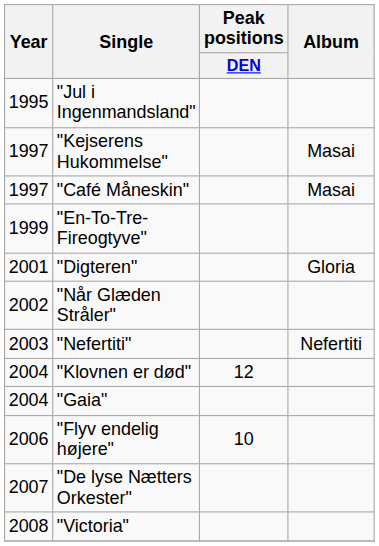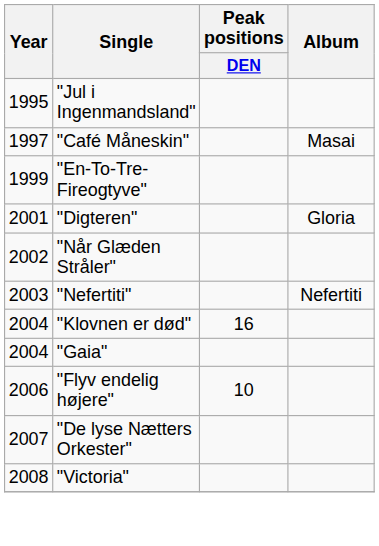- row: (112, 151)
(244, 372) 12 -> (244, 323) 16
